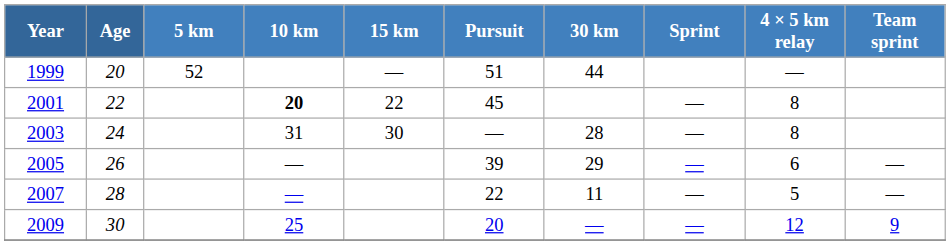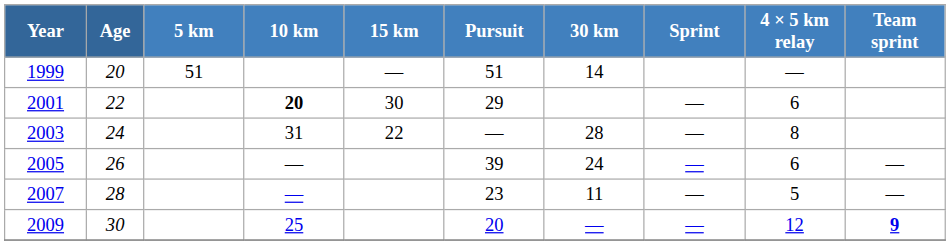(194, 72) 52 -> (194, 72) 51
(594, 72) 44 -> (594, 72) 14
(394, 103) 22 -> (394, 103) 30
(494, 103) 45 -> (494, 103) 29
(795, 103) 8 -> (795, 103) 6
(394, 133) 30 -> (394, 133) 22
(594, 164) 29 -> (594, 164) 24
(494, 194) 22 -> (494, 194) 23
(895, 225) normal -> (895, 225) bold
